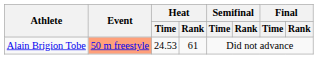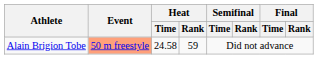(165, 46) 24.53 -> (165, 46) 24.58
(193, 46) 61 -> (193, 46) 59
